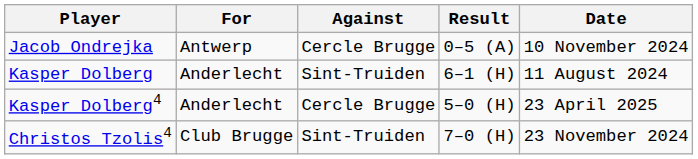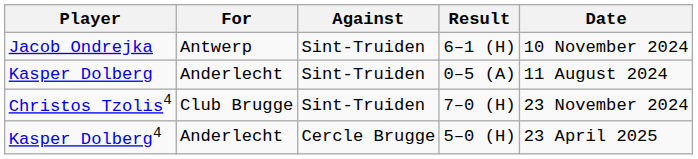(368, 47) Cercle Brugge -> (363, 47) Sint-Truiden
(480, 47) 0–5 (A) -> (480, 47) 6–1 (H)
(480, 75) 6–1 (H) -> (480, 75) 0–5 (A)
rows swapped: (90, 137) <-> (85, 105)
